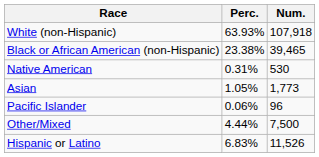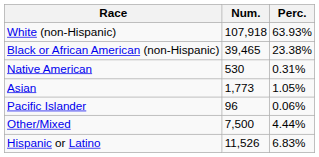columns swapped: (291, 13) <-> (245, 13)
